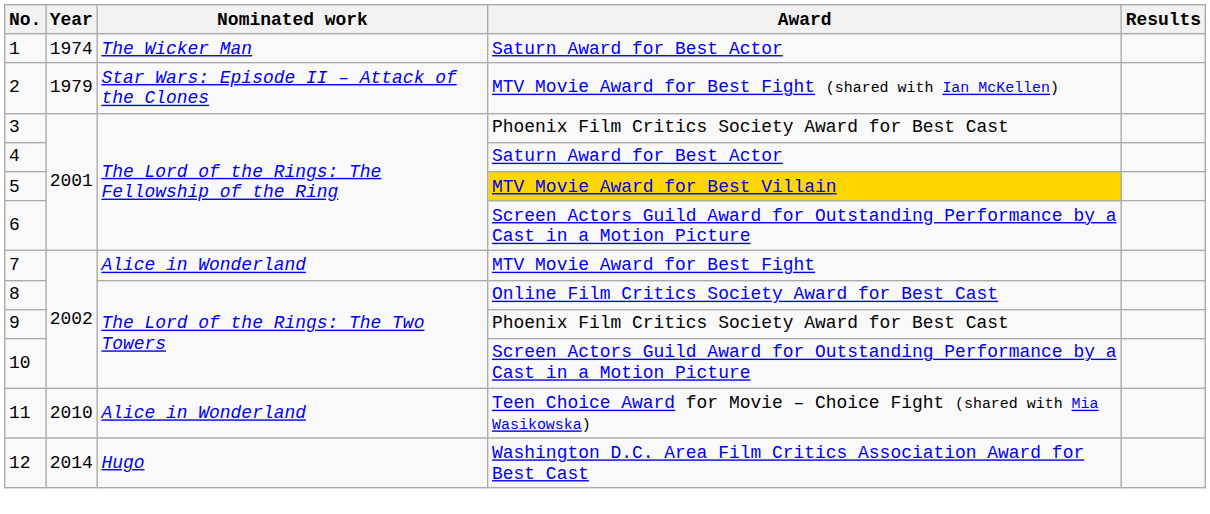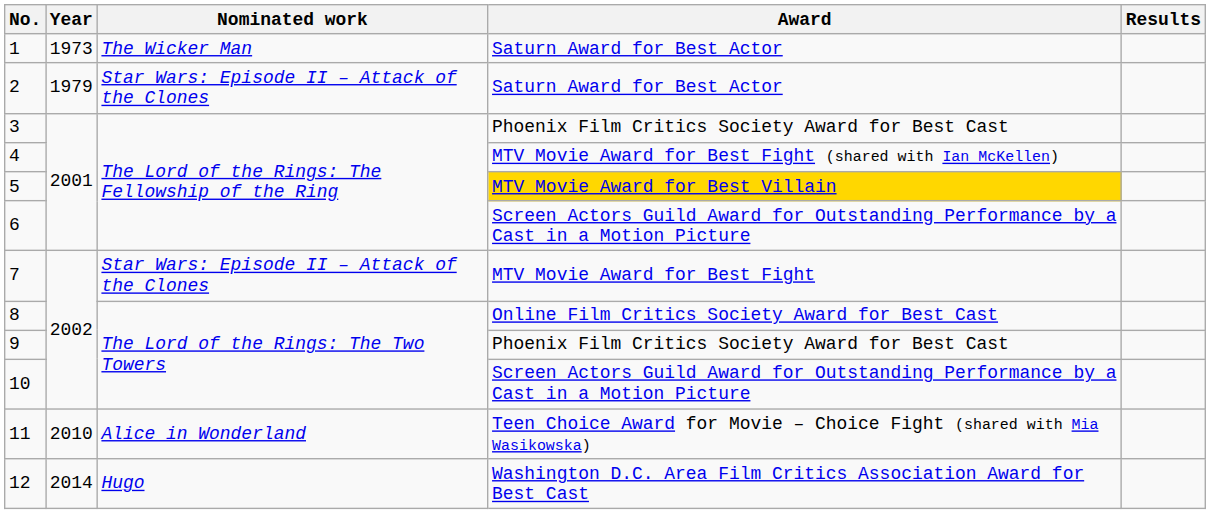(71, 49) 1974 -> (71, 49) 1973
(776, 88) MTV Movie Award for Best Fight (shared with Ian McKellen) -> (637, 88) Saturn Award for Best Actor
(637, 157) Saturn Award for Best Actor -> (776, 157) MTV Movie Award for Best Fight (shared with Ian McKellen)
(204, 265) Alice in Wonderland -> (279, 276) Star Wars: Episode II – Attack of the Clones
